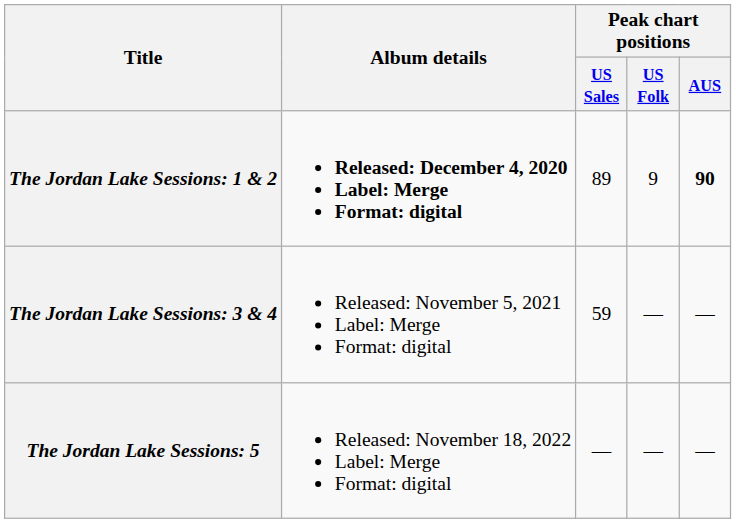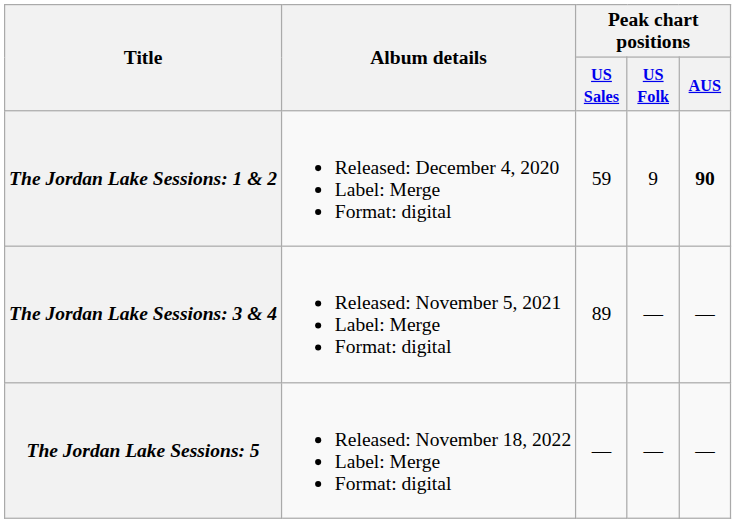(429, 189) bold -> (429, 189) normal
(601, 178) 89 -> (601, 178) 59
(601, 314) 59 -> (601, 314) 89
